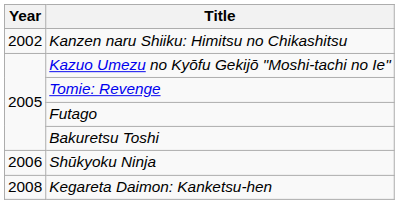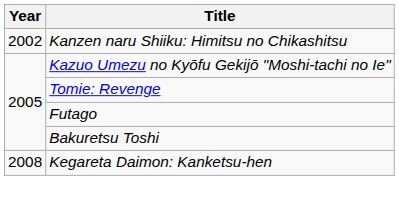- row: (103, 162)
